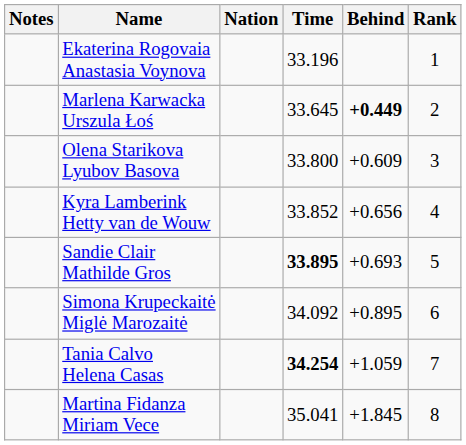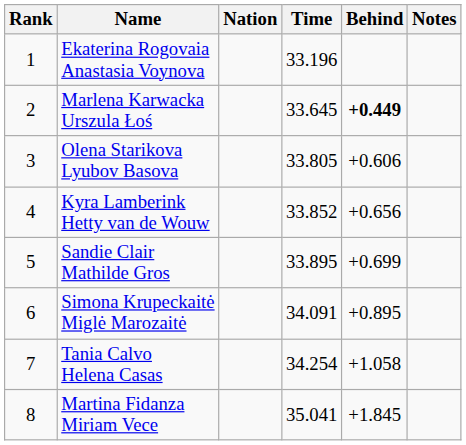columns swapped: (435, 19) <-> (31, 19)
(313, 161) 33.800 -> (312, 161) 33.805
(376, 161) +0.609 -> (375, 161) +0.606
(313, 262) bold -> (312, 262) normal
(376, 262) +0.693 -> (375, 262) +0.699
(313, 313) 34.092 -> (312, 313) 34.091
(313, 364) bold -> (312, 364) normal
(376, 364) +1.059 -> (375, 364) +1.058
